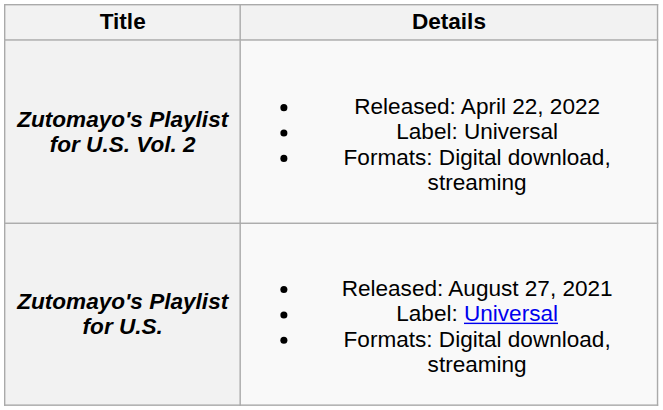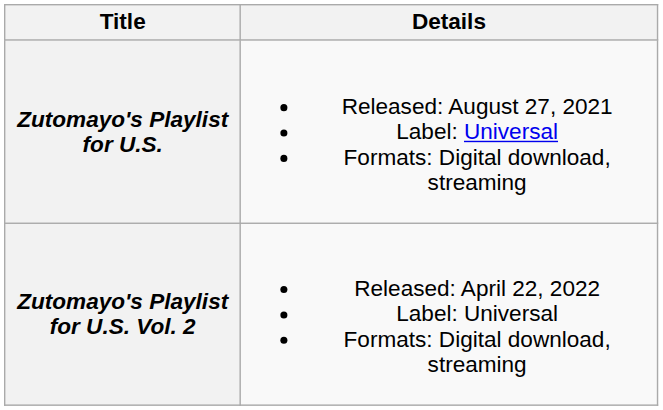rows swapped: (123, 313) <-> (123, 131)
